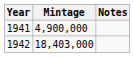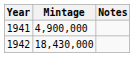(64, 44) 18,403,000 -> (64, 44) 18,430,000
